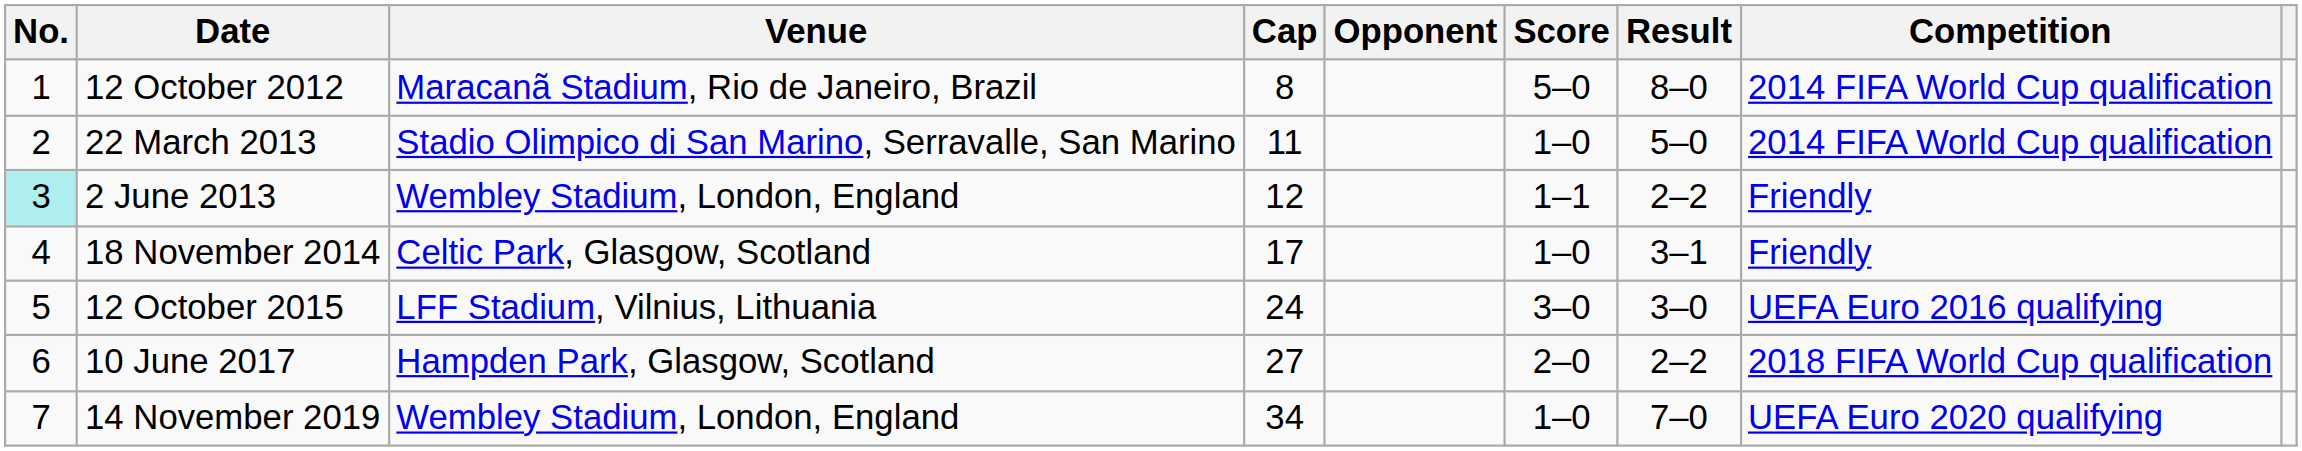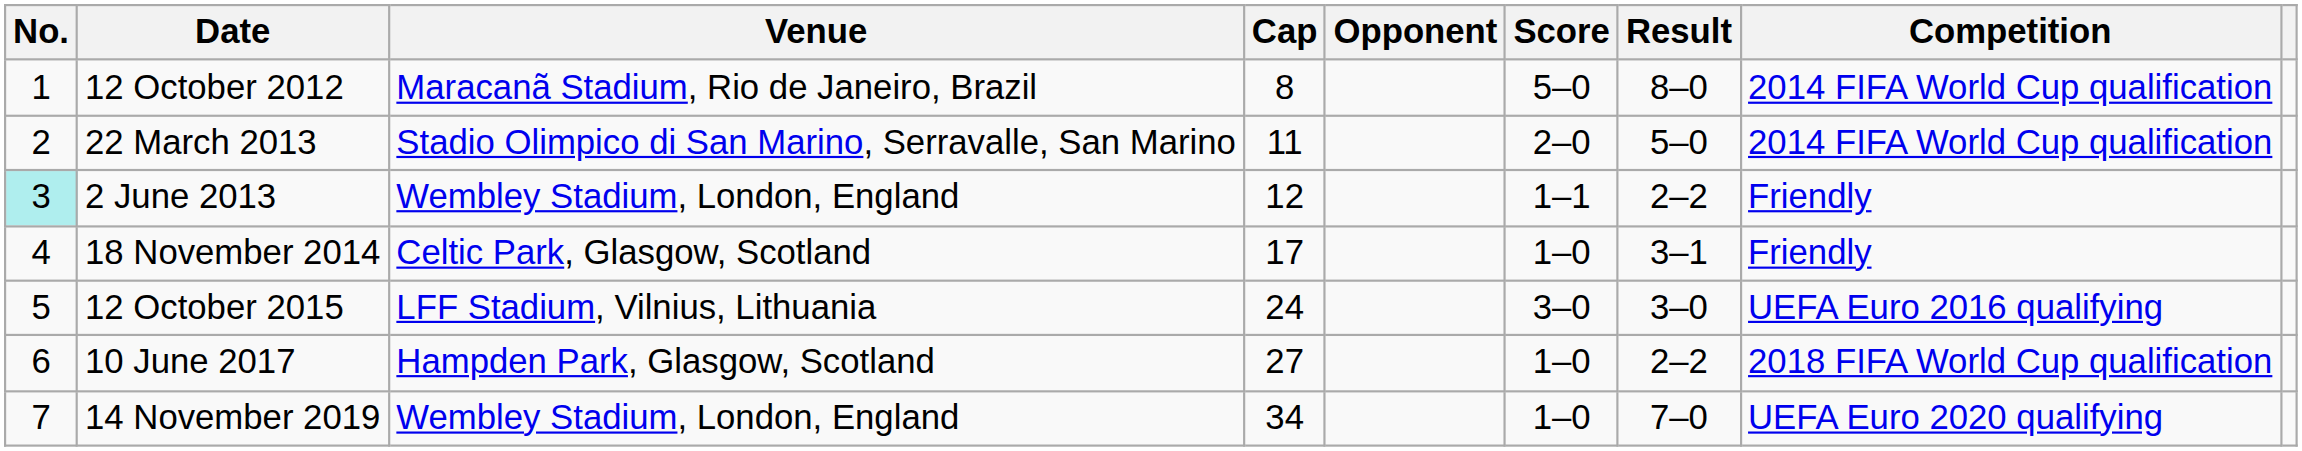(1562, 142) 1–0 -> (1562, 142) 2–0
(1562, 362) 2–0 -> (1562, 362) 1–0
